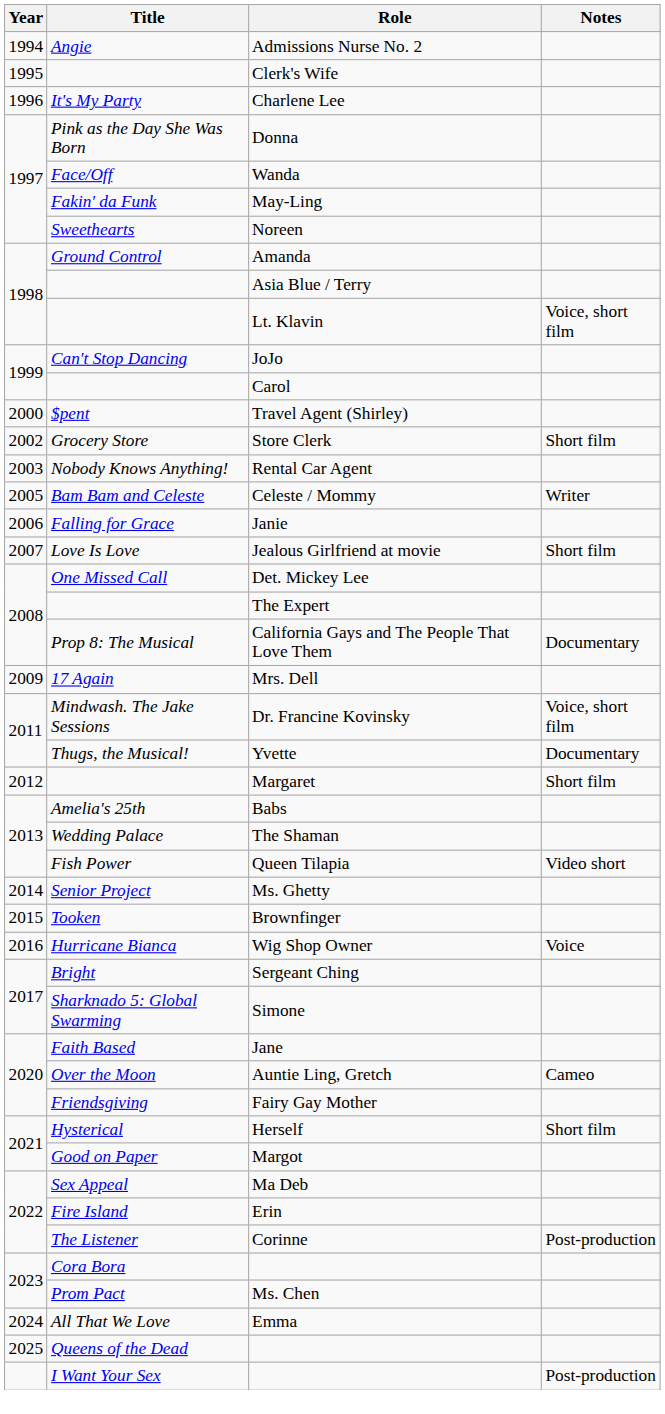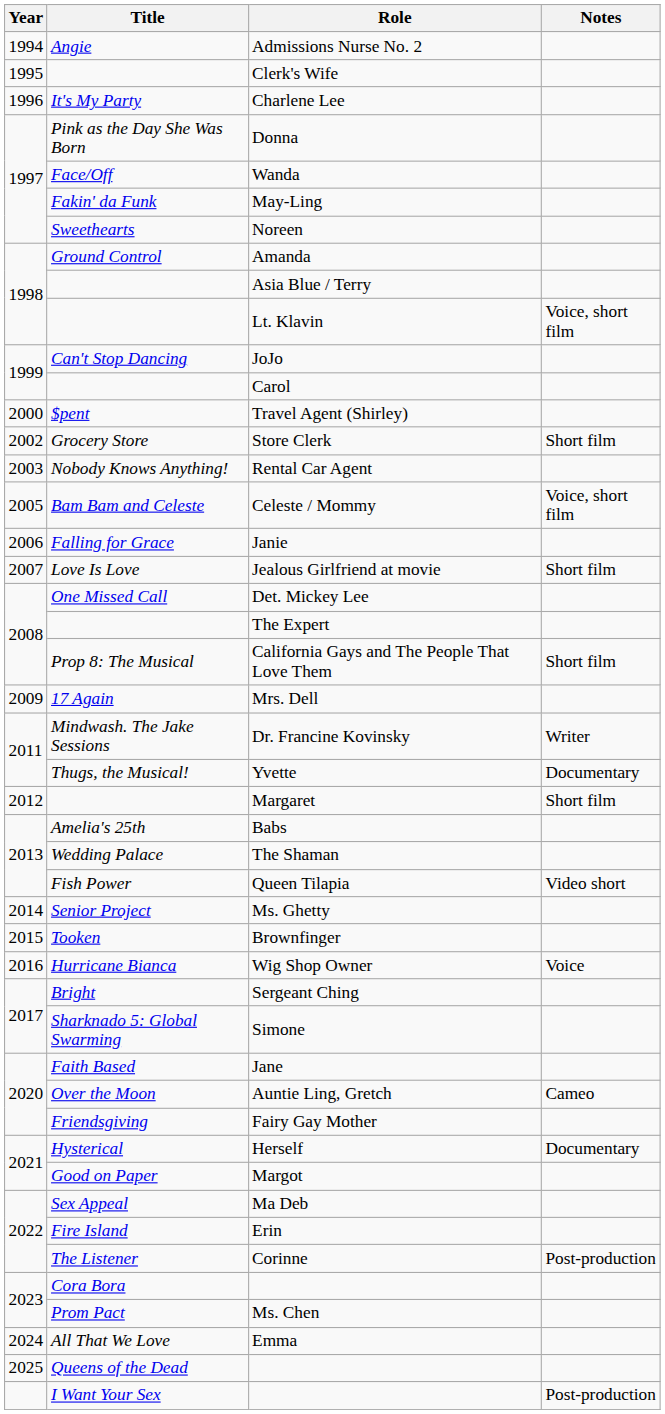(568, 495) Writer -> (587, 505) Voice, short film
(592, 642) Documentary -> (581, 661) Short film
(587, 716) Voice, short film -> (568, 735) Writer
(581, 1129) Short film -> (592, 1148) Documentary
